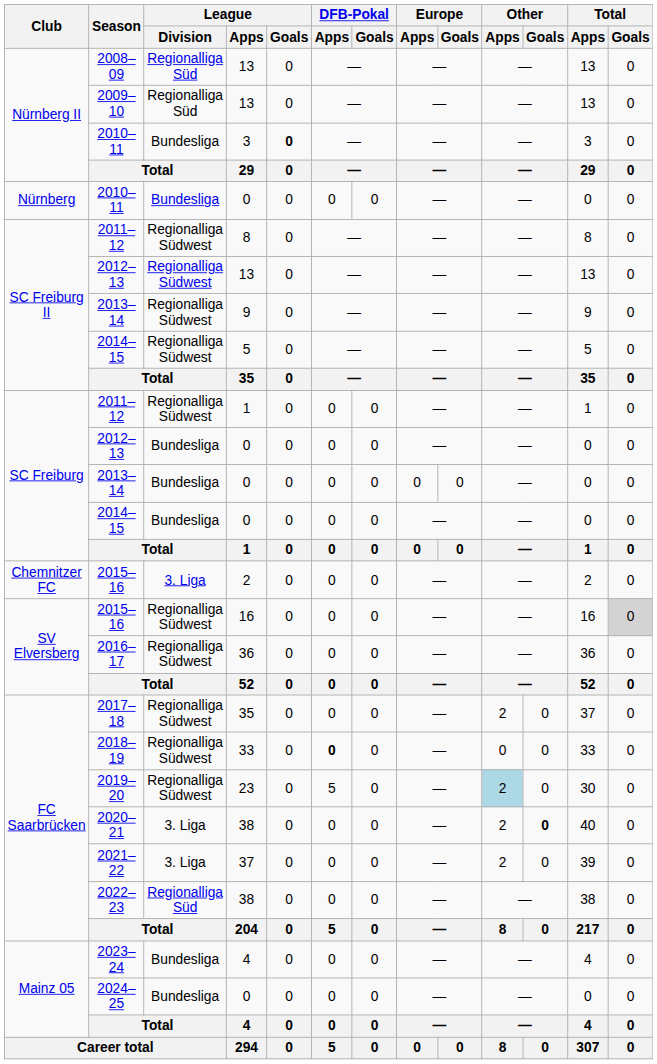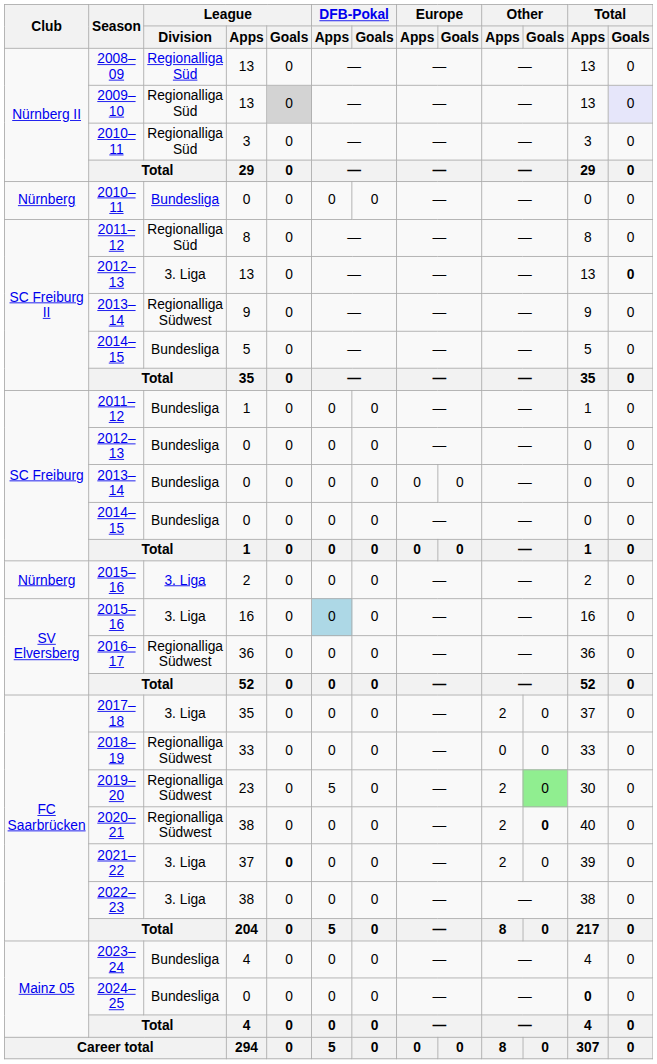(289, 104) no background -> (289, 104) lightgrey background
(631, 104) no background -> (631, 104) lavender background
(185, 141) Bundesliga -> (185, 141) Regionalliga Süd
(289, 141) bold -> (289, 141) normal
(185, 237) Regionalliga Südwest -> (185, 237) Regionalliga Süd
(185, 275) Regionalliga Südwest -> (185, 275) 3. Liga
(631, 275) normal -> (631, 275) bold
(185, 349) Regionalliga Südwest -> (185, 349) Bundesliga
(185, 408) Regionalliga Südwest -> (185, 408) Bundesliga
(47, 579) Chemnitzer FC -> (47, 579) Nürnberg
(185, 617) Regionalliga Südwest -> (185, 617) 3. Liga
(332, 617) no background -> (332, 617) lightblue background
(631, 617) lightgrey background -> (631, 617) no background
(185, 713) Regionalliga Südwest -> (185, 713) 3. Liga
(332, 750) bold -> (332, 750) normal
(503, 788) lightblue background -> (503, 788) no background
(545, 788) no background -> (545, 788) lightgreen background
(185, 825) 3. Liga -> (185, 825) Regionalliga Südwest
(289, 862) normal -> (289, 862) bold
(185, 900) Regionalliga Süd -> (185, 900) 3. Liga
(588, 996) normal -> (588, 996) bold
